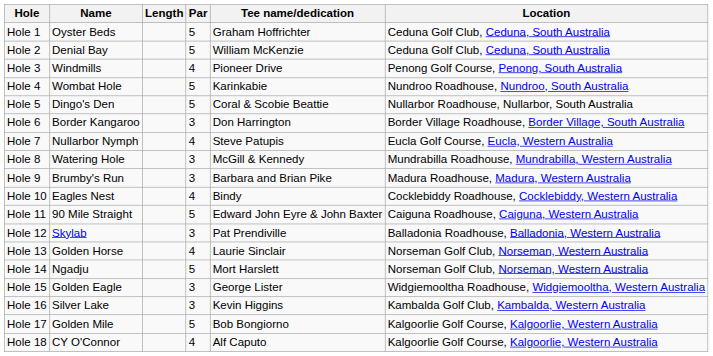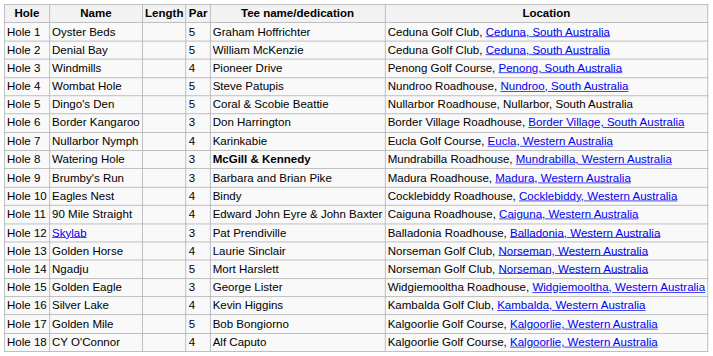(240, 86) Karinkabie -> (248, 86) Steve Patupis
(248, 141) Steve Patupis -> (240, 141) Karinkabie
(258, 159) normal -> (262, 159) bold
(192, 214) 5 -> (192, 214) 4
(192, 305) 3 -> (192, 305) 4
